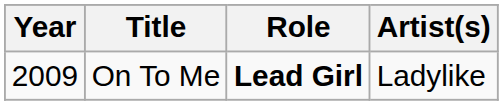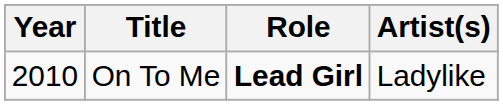(45, 75) 2009 -> (45, 75) 2010
